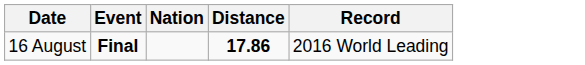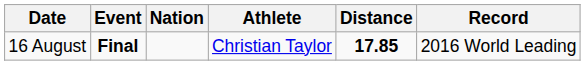+ column: (272, 18)
(248, 45) 17.86 -> (376, 45) 17.85
